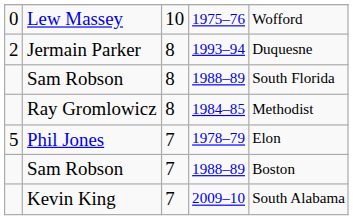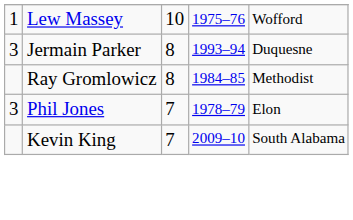(14, 19) 0 -> (14, 19) 1
(14, 49) 2 -> (14, 49) 3
- row: (75, 79)
(14, 139) 5 -> (14, 109) 3
- row: (75, 169)
